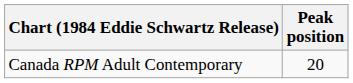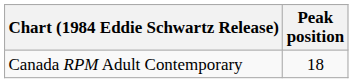(315, 63) 20 -> (315, 63) 18
